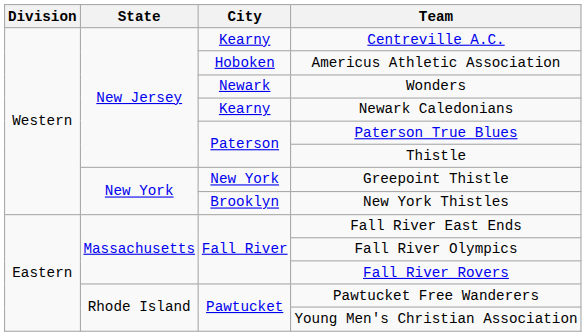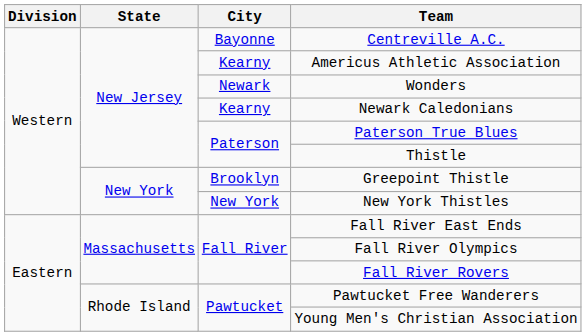(245, 40) Kearny -> (245, 40) Bayonne
(245, 63) Hoboken -> (245, 63) Kearny
(245, 179) New York -> (245, 179) Brooklyn
(245, 203) Brooklyn -> (245, 203) New York
